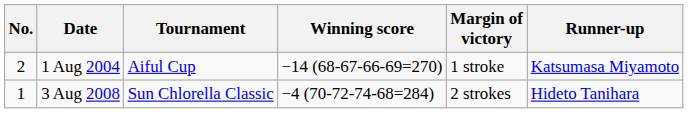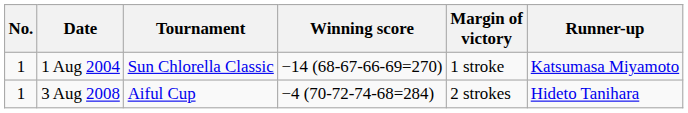(21, 66) 2 -> (21, 66) 1
(162, 66) Aiful Cup -> (201, 66) Sun Chlorella Classic
(201, 94) Sun Chlorella Classic -> (162, 94) Aiful Cup
